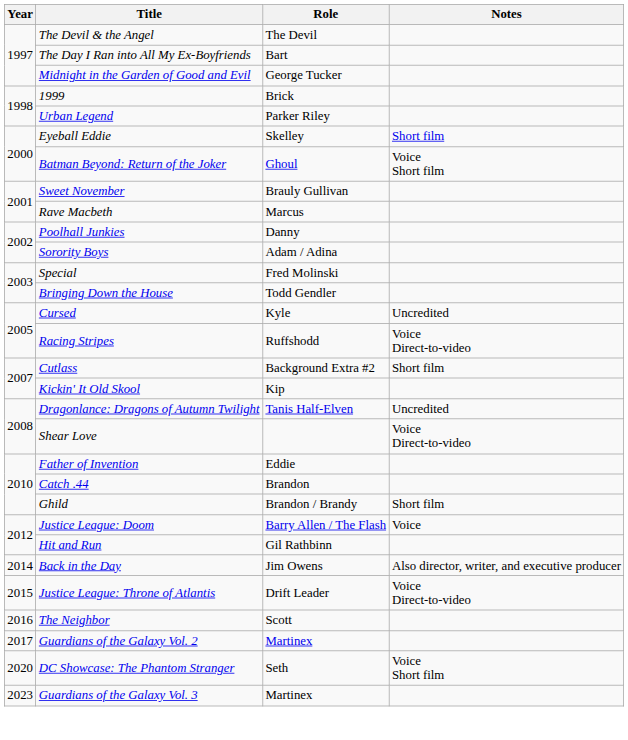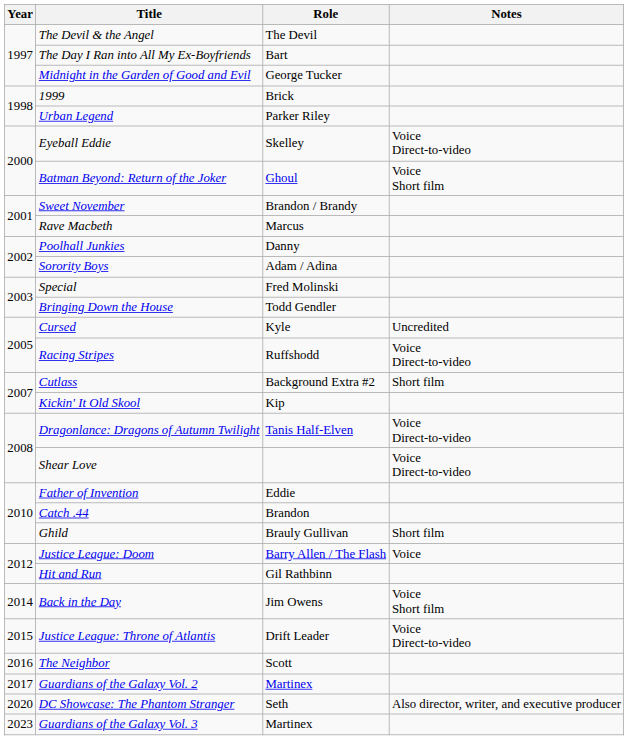(418, 136) Short film -> (431, 143) Voice Direct-to-video
(307, 191) Brauly Gullivan -> (311, 205) Brandon / Brandy
(420, 408) Uncredited -> (431, 430) Voice Direct-to-video
(311, 504) Brandon / Brandy -> (307, 533) Brauly Gullivan
(506, 565) Also director, writer, and executive producer -> (418, 601) Voice Short film
(418, 668) Voice Short film -> (506, 704) Also director, writer, and executive producer
